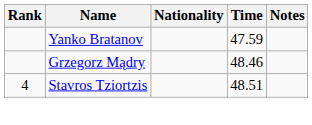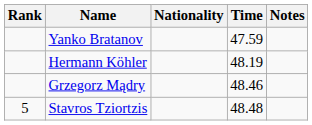+ row: (98, 62)
(25, 85) 4 -> (25, 108) 5
(247, 85) 48.51 -> (247, 108) 48.48
